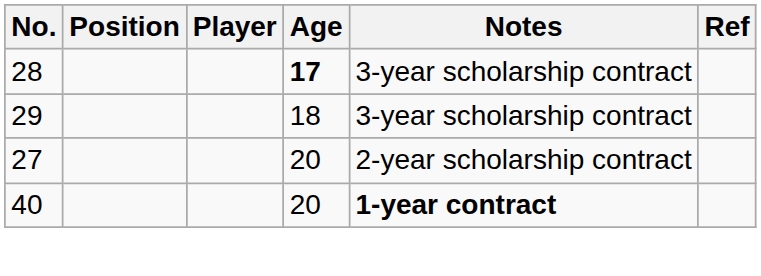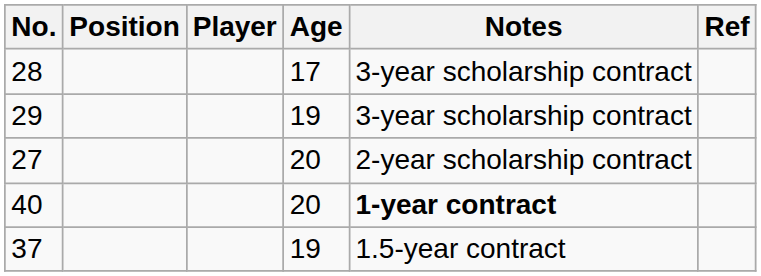(305, 71) bold -> (305, 71) normal
(305, 115) 18 -> (305, 115) 19
+ row: (27, 248)
